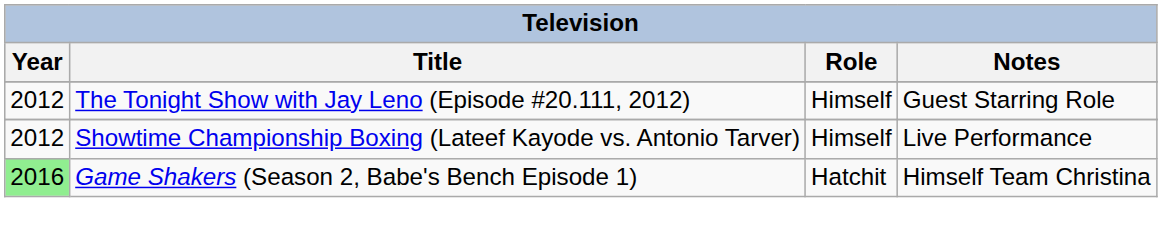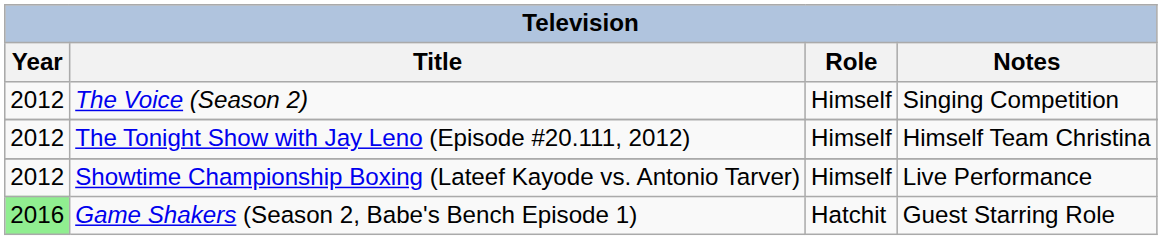+ row: (192, 100)
(1009, 100) Guest Starring Role -> (1027, 138) Himself Team Christina
(1027, 176) Himself Team Christina -> (1009, 215) Guest Starring Role
